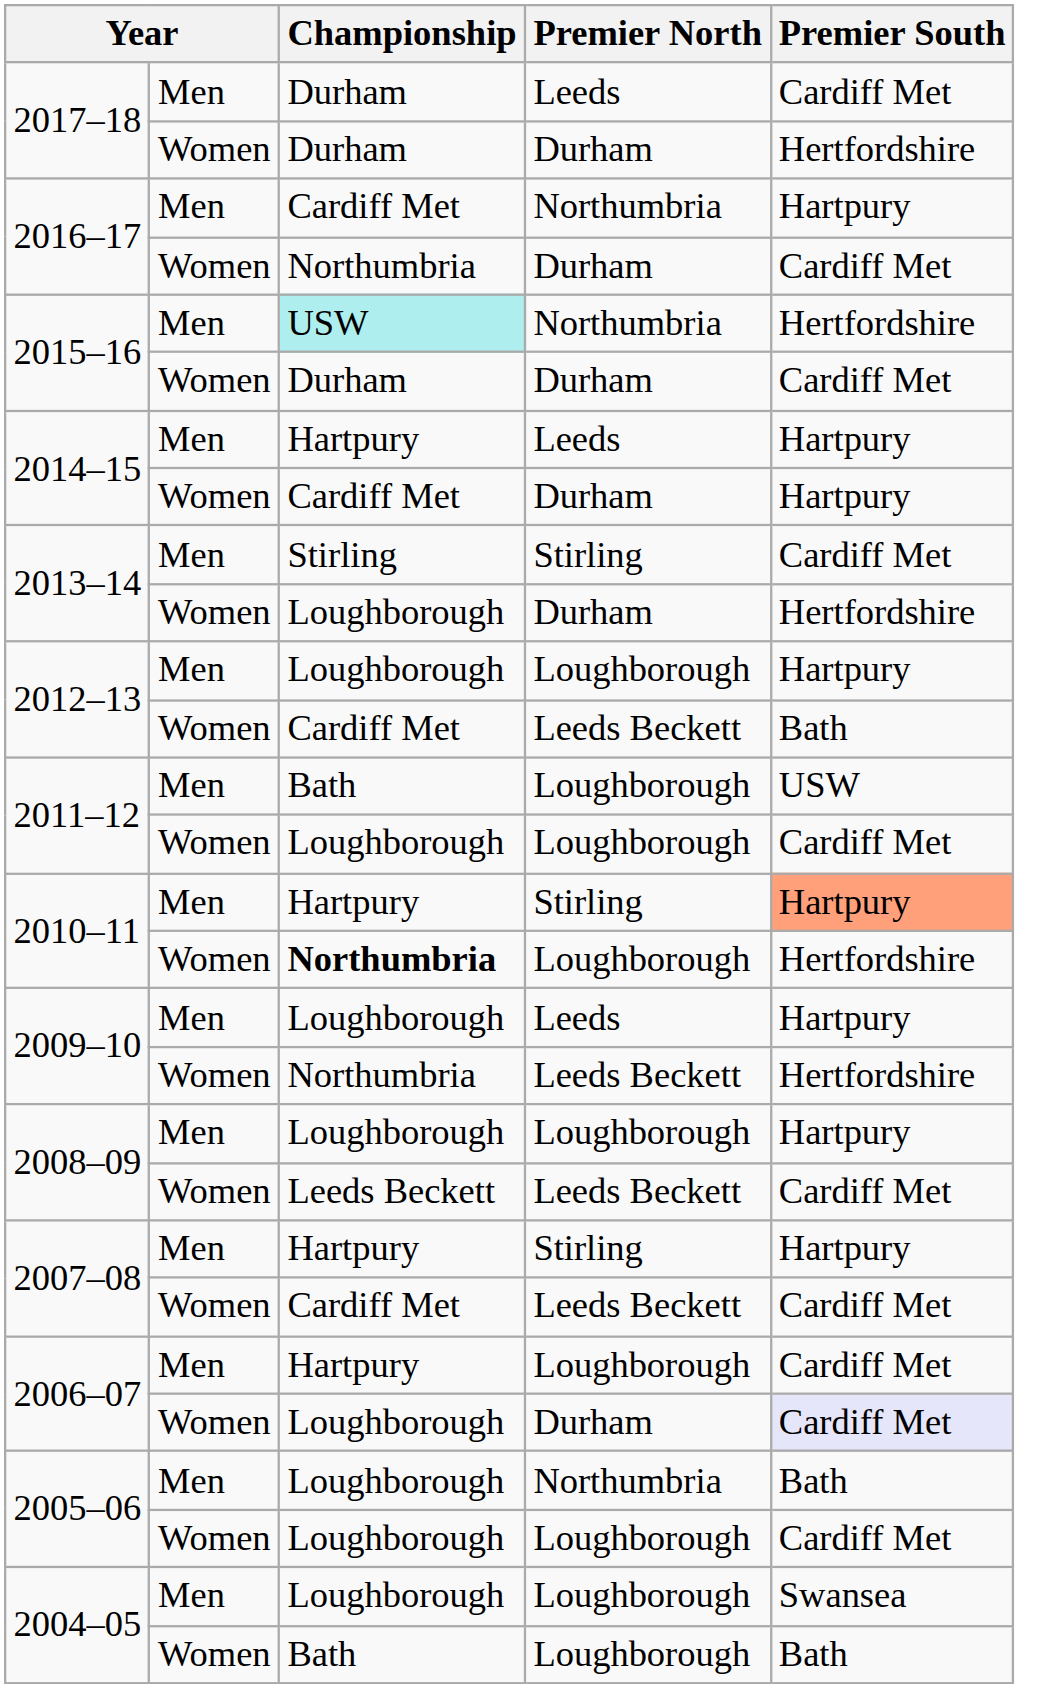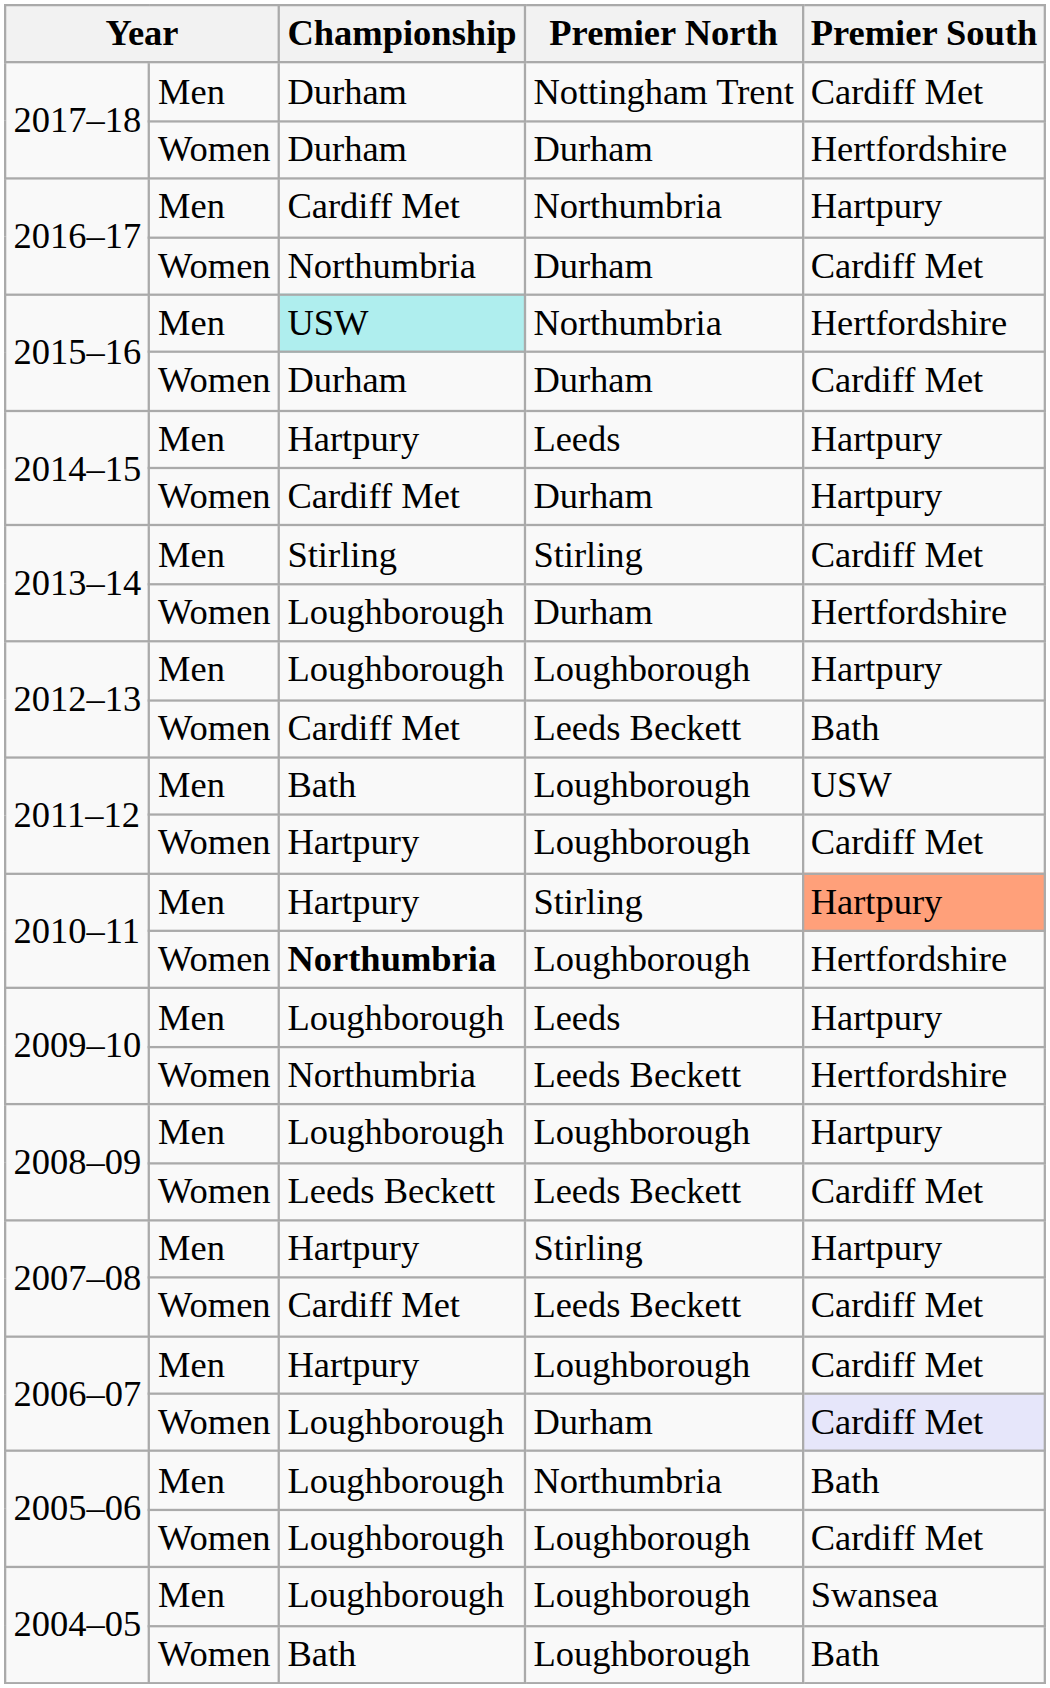(577, 91) Leeds -> (664, 91) Nottingham Trent
(396, 843) Loughborough -> (353, 843) Hartpury
